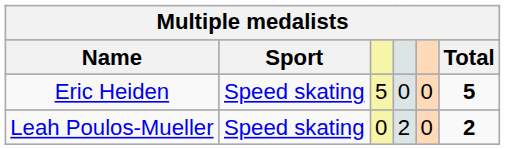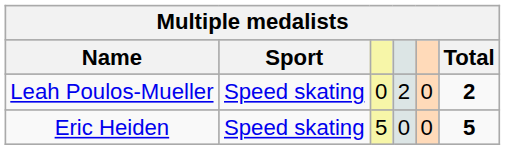rows swapped: (112, 92) <-> (112, 127)
